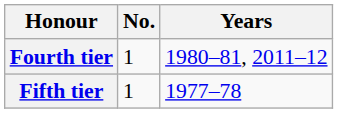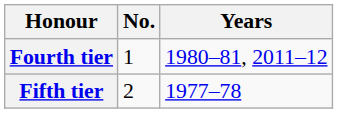(129, 90) 1 -> (129, 90) 2
